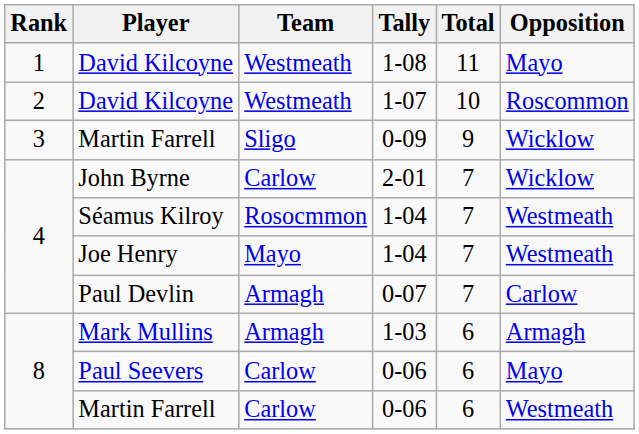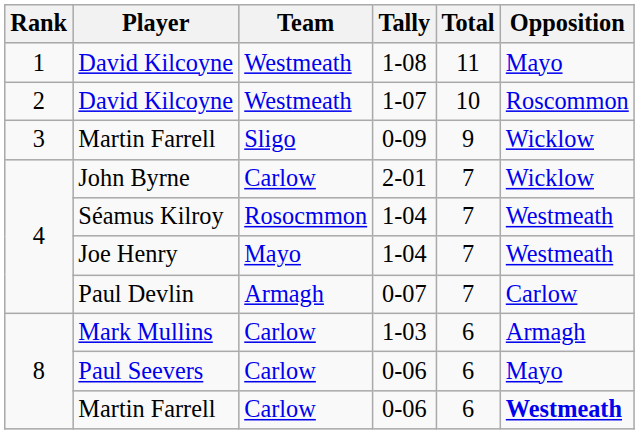(284, 332) Armagh -> (280, 332) Carlow
(560, 409) normal -> (564, 409) bold
